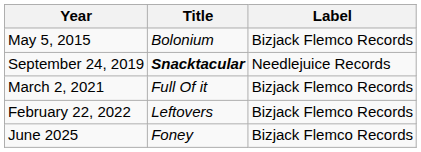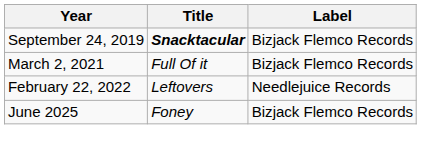- row: (49, 40)
(321, 64) Needlejuice Records -> (332, 40) Bizjack Flemco Records
(332, 111) Bizjack Flemco Records -> (321, 87) Needlejuice Records
